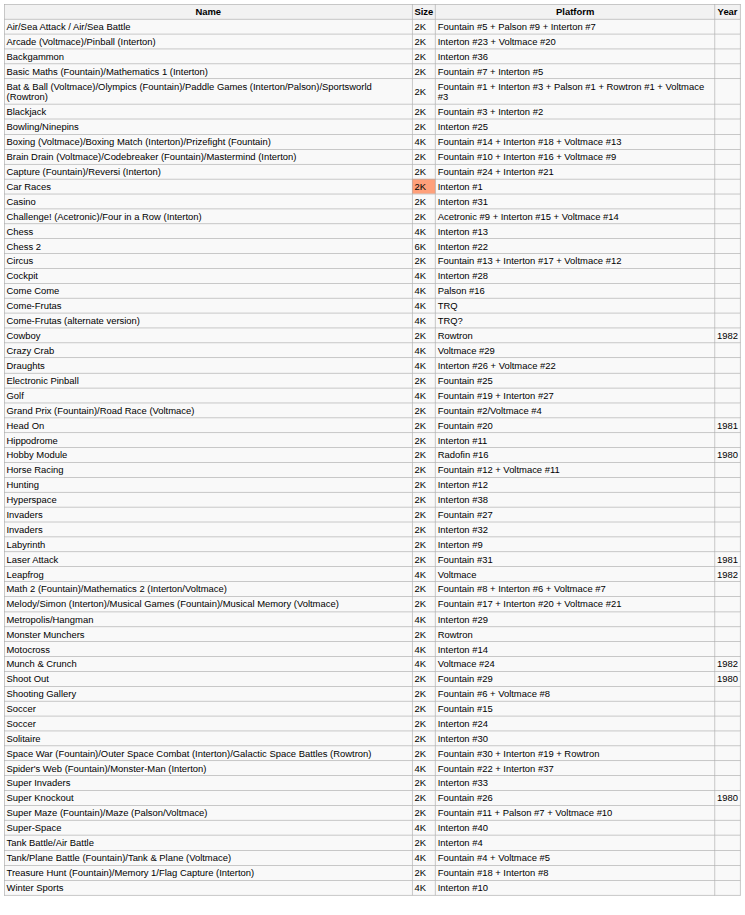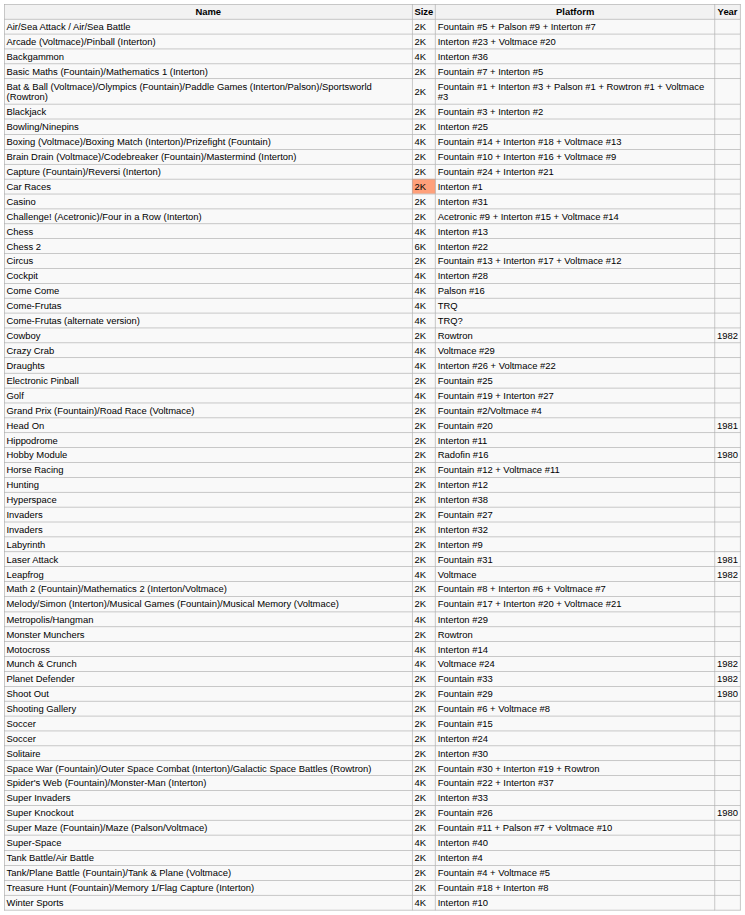(420, 57) 2K -> (420, 57) 4K
+ row: (41, 679)
(420, 858) 4K -> (420, 873) 2K
